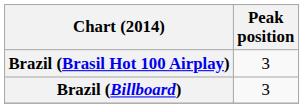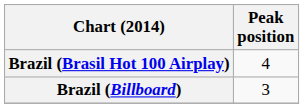(266, 63) 3 -> (266, 63) 4
